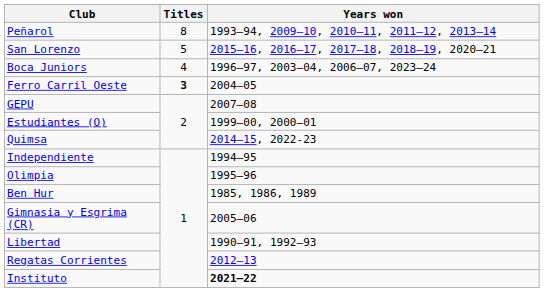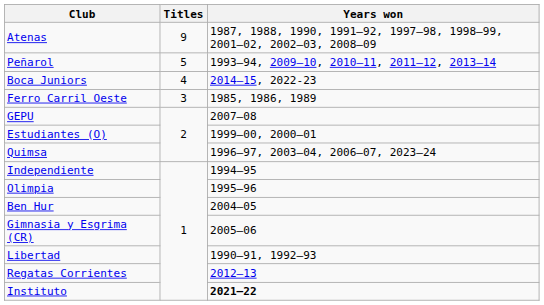+ row: (27, 38)
(184, 31) 8 -> (184, 62) 5
- row: (44, 49)
(323, 67) 1996–97, 2003–04, 2006–07, 2023–24 -> (263, 80) 2014–15, 2022-23
(184, 85) bold -> (184, 98) normal
(233, 85) 2004–05 -> (263, 98) 1985, 1986, 1989
(263, 139) 2014–15, 2022-23 -> (323, 152) 1996–97, 2003–04, 2006–07, 2023–24
(263, 194) 1985, 1986, 1989 -> (233, 206) 2004–05
